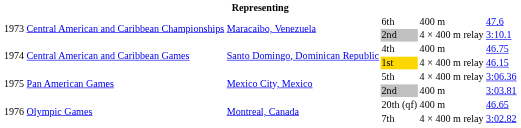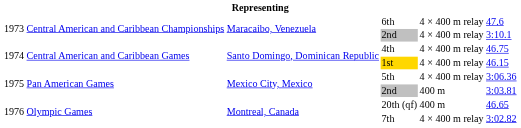(432, 21) 400 m -> (452, 21) 4 × 400 m relay
(432, 49) 400 m -> (452, 49) 4 × 400 m relay
